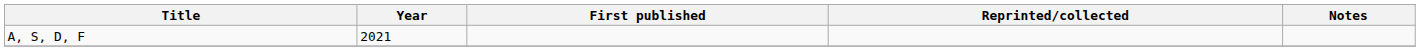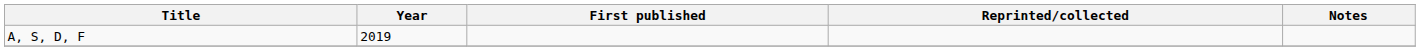(376, 36) 2021 -> (376, 36) 2019
